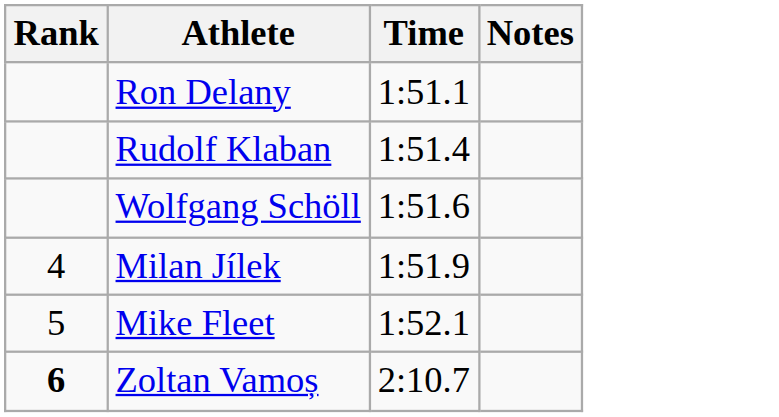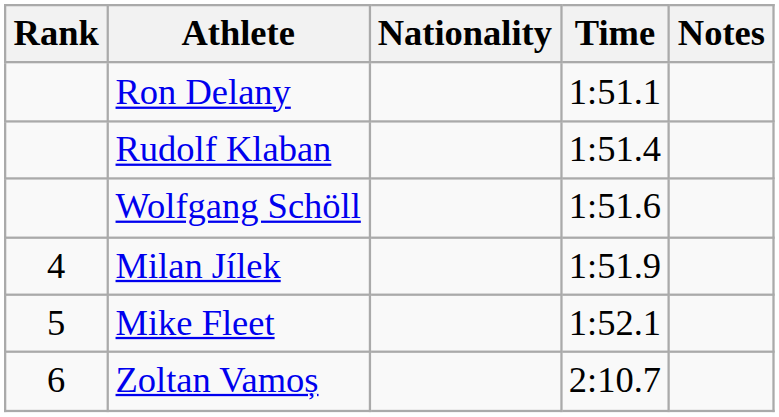+ column: (465, 33)
(56, 380) bold -> (56, 380) normal
